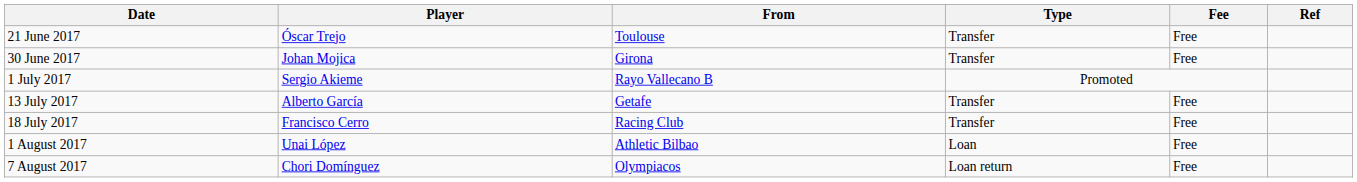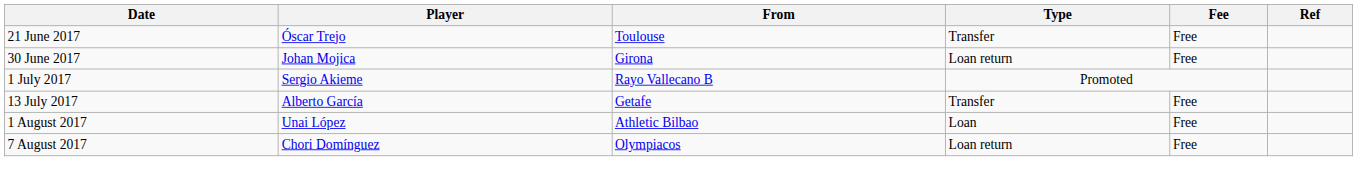(971, 58) Transfer -> (981, 58) Loan return
- row: (43, 123)
